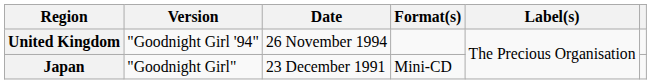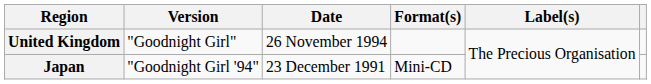(193, 41) "Goodnight Girl '94" -> (182, 41) "Goodnight Girl"
(182, 66) "Goodnight Girl" -> (193, 66) "Goodnight Girl '94"
